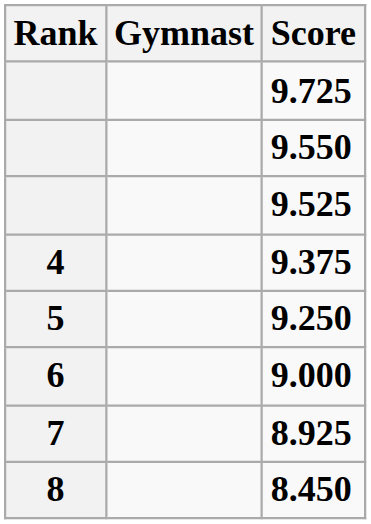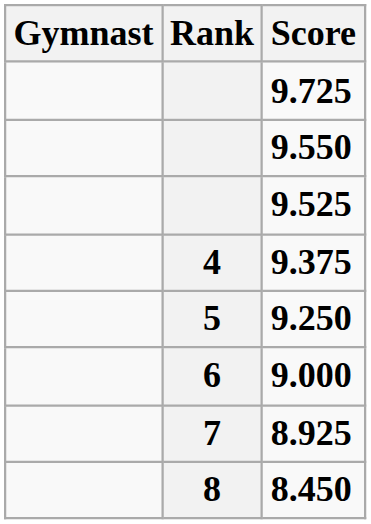columns swapped: (55, 33) <-> (184, 33)
